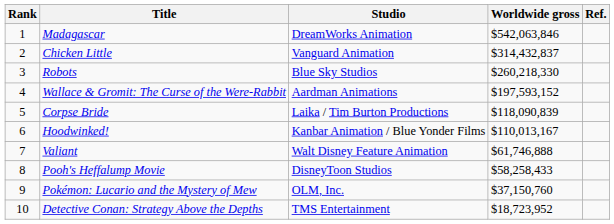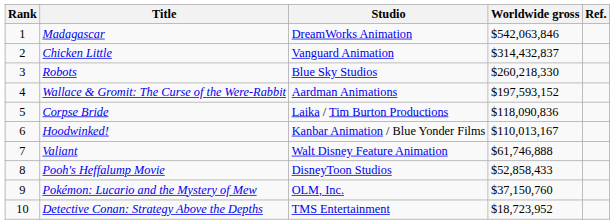(525, 111) $118,090,839 -> (525, 111) $118,090,836
(522, 170) $58,258,433 -> (522, 170) $52,858,433
